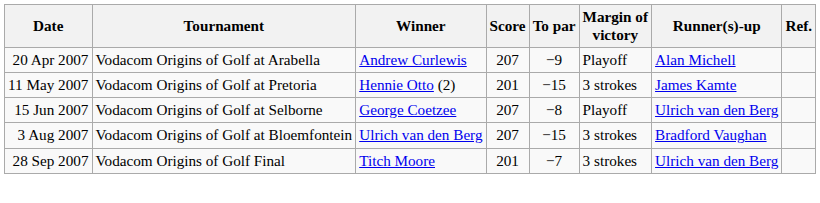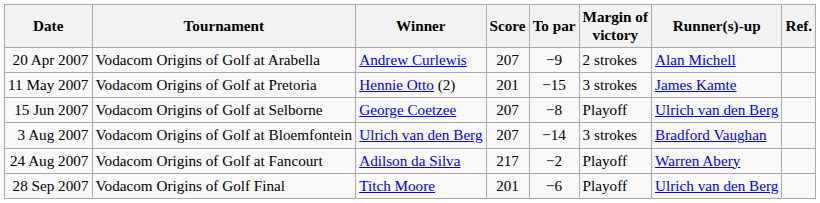(605, 60) Playoff -> (610, 60) 2 strokes
(554, 135) −15 -> (554, 135) −14
+ row: (49, 160)
(554, 160) −7 -> (554, 185) −6
(610, 160) 3 strokes -> (605, 185) Playoff
